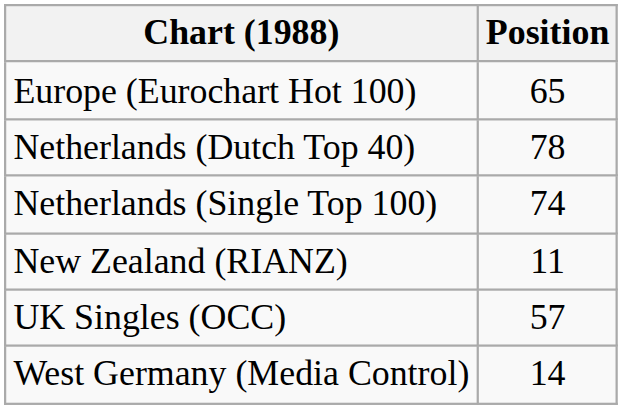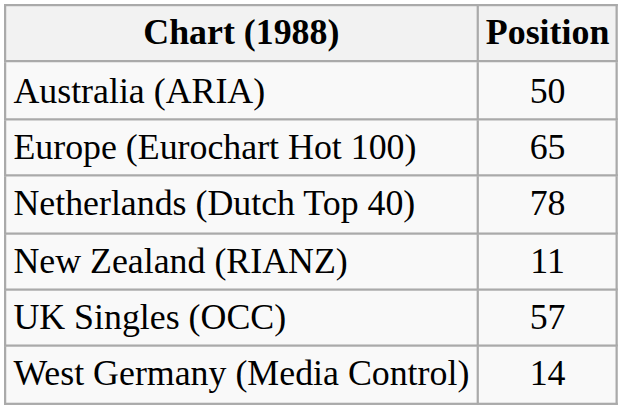+ row: (139, 89)
- row: (225, 203)
